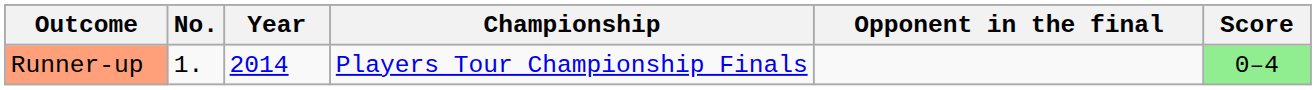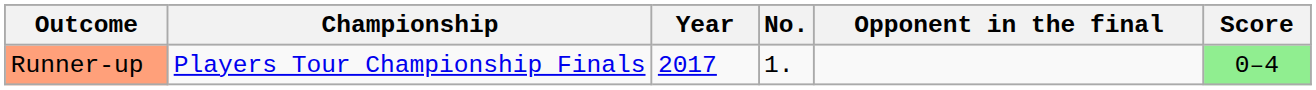columns swapped: (196, 25) <-> (572, 25)
(259, 65) 2014 -> (687, 65) 2017
